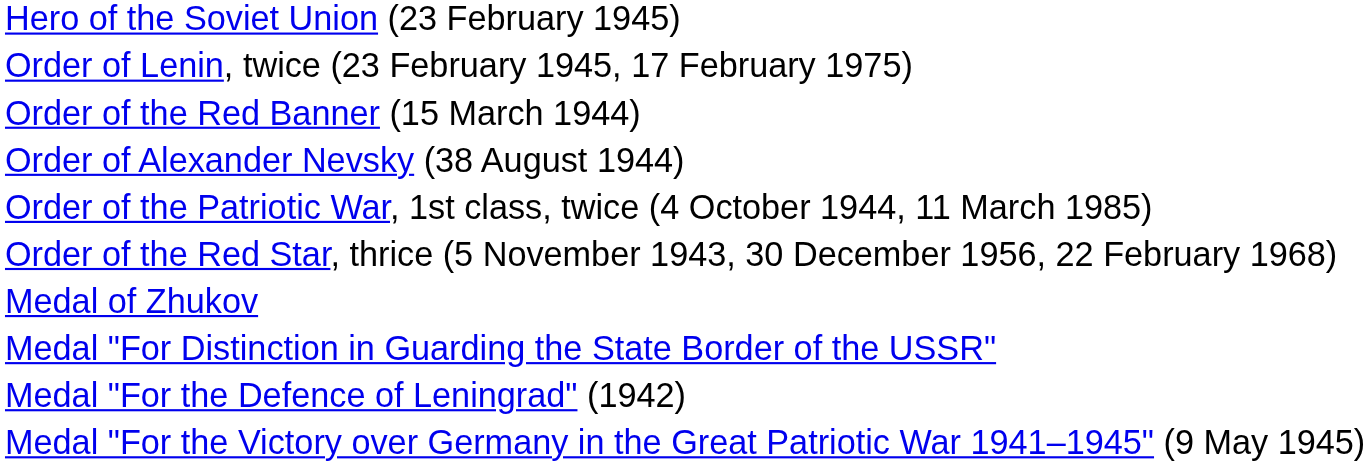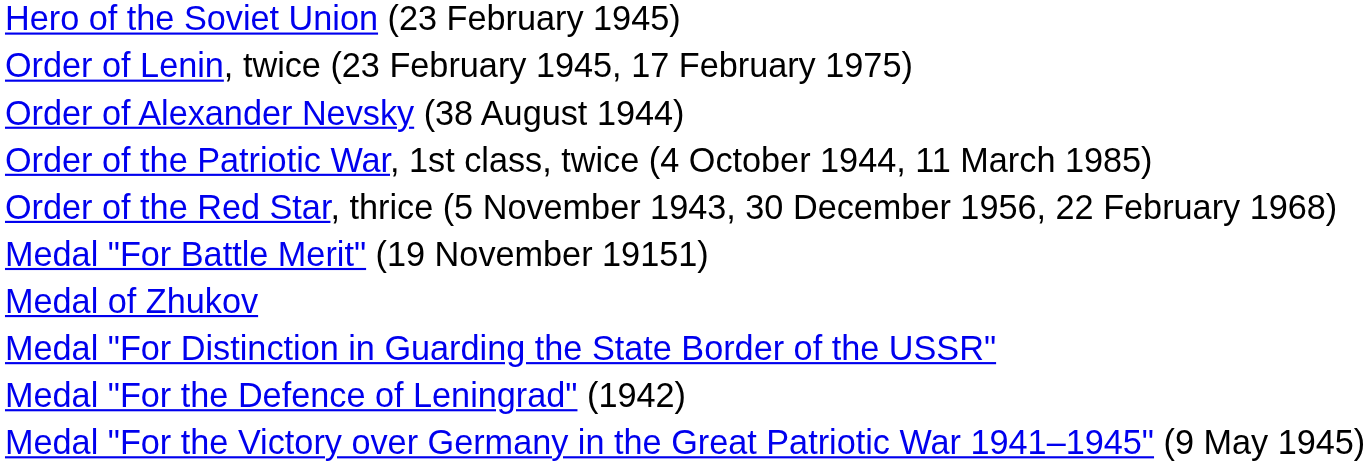- row: (323, 113)
+ row: (357, 254)
